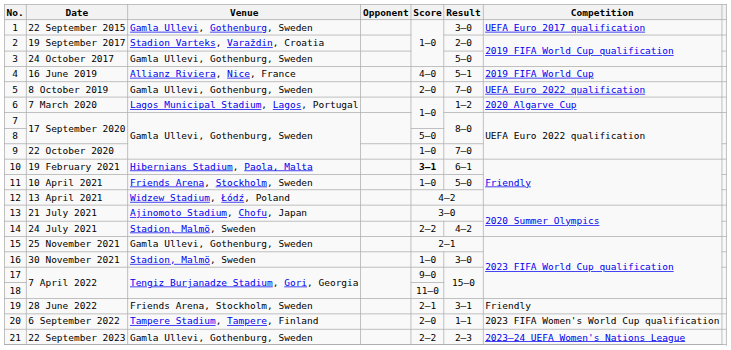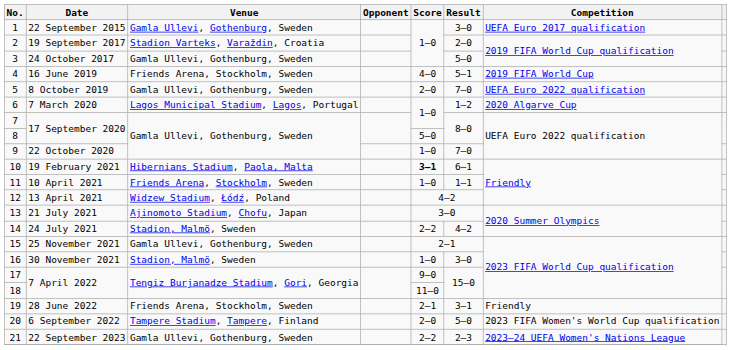(213, 74) Allianz Riviera, Nice, France -> (221, 74) Friends Arena, Stockholm, Sweden
(463, 182) 5–0 -> (463, 182) 1–1
(463, 321) 1–1 -> (463, 321) 5–0
